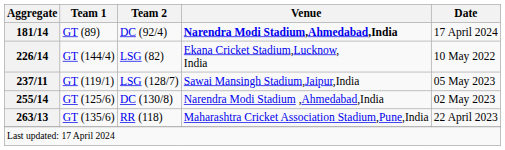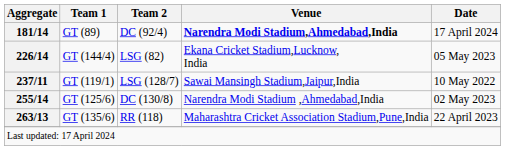(465, 56) 10 May 2022 -> (465, 56) 05 May 2023
(465, 81) 05 May 2023 -> (465, 81) 10 May 2022
